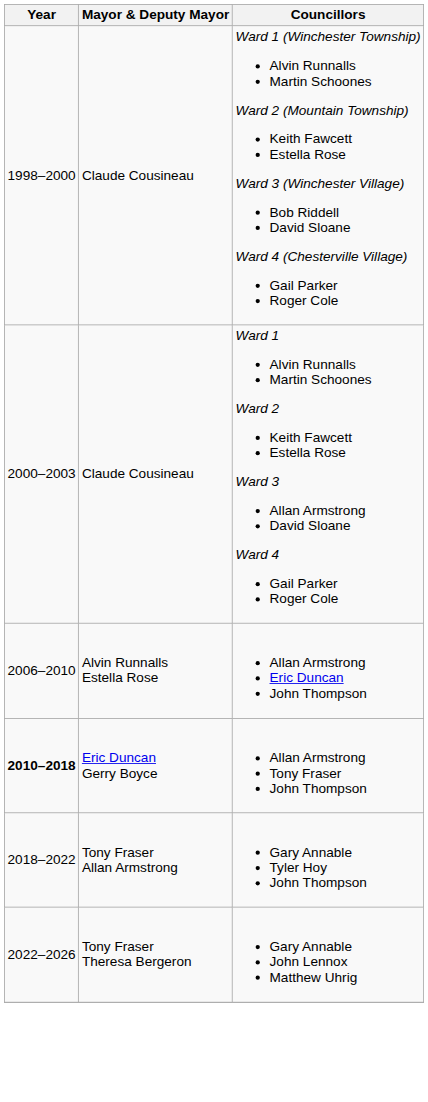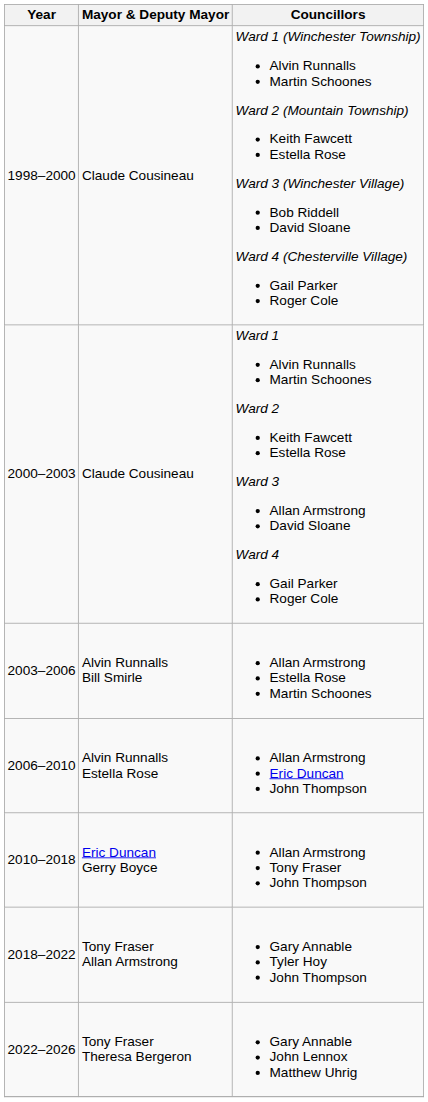+ row: (328, 678)
(42, 765) bold -> (42, 860) normal
